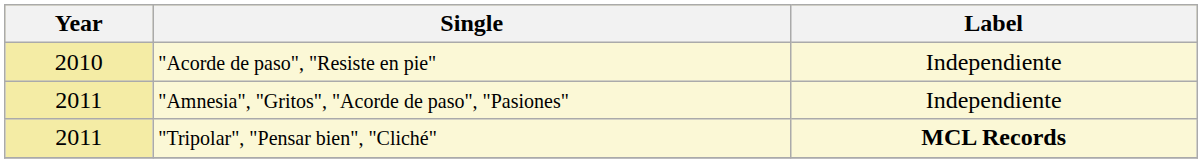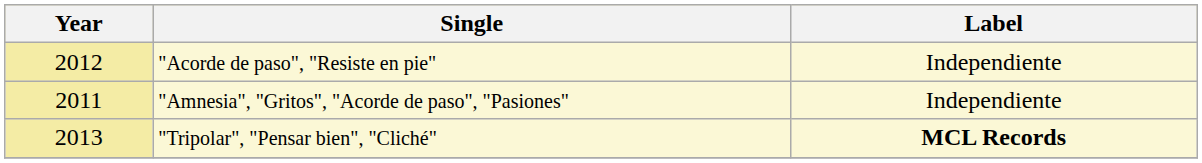(79, 61) 2010 -> (79, 61) 2012
(79, 137) 2011 -> (79, 137) 2013
